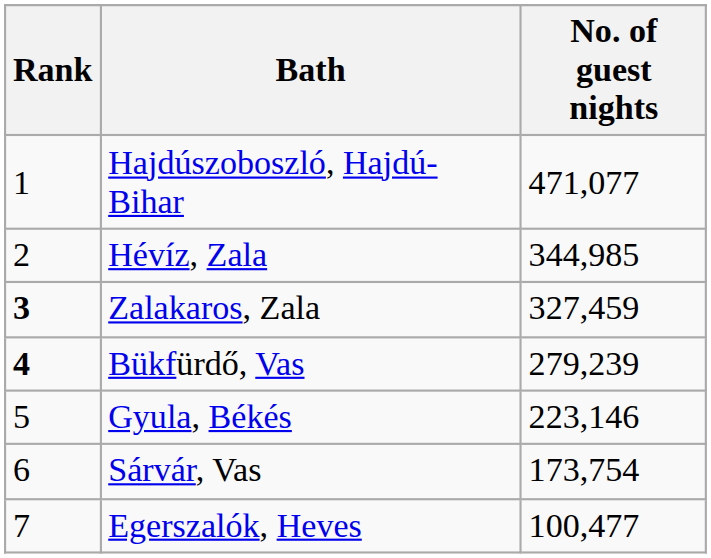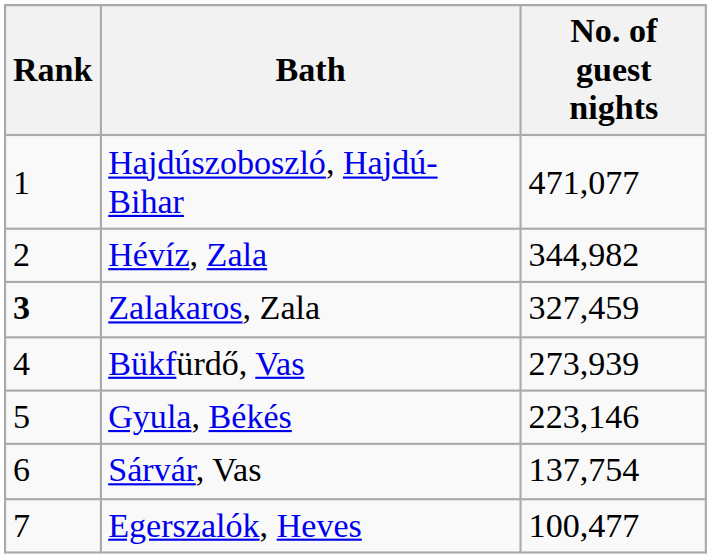(584, 254) 344,985 -> (584, 254) 344,982
(21, 362) bold -> (21, 362) normal
(584, 362) 279,239 -> (584, 362) 273,939
(584, 470) 173,754 -> (584, 470) 137,754
